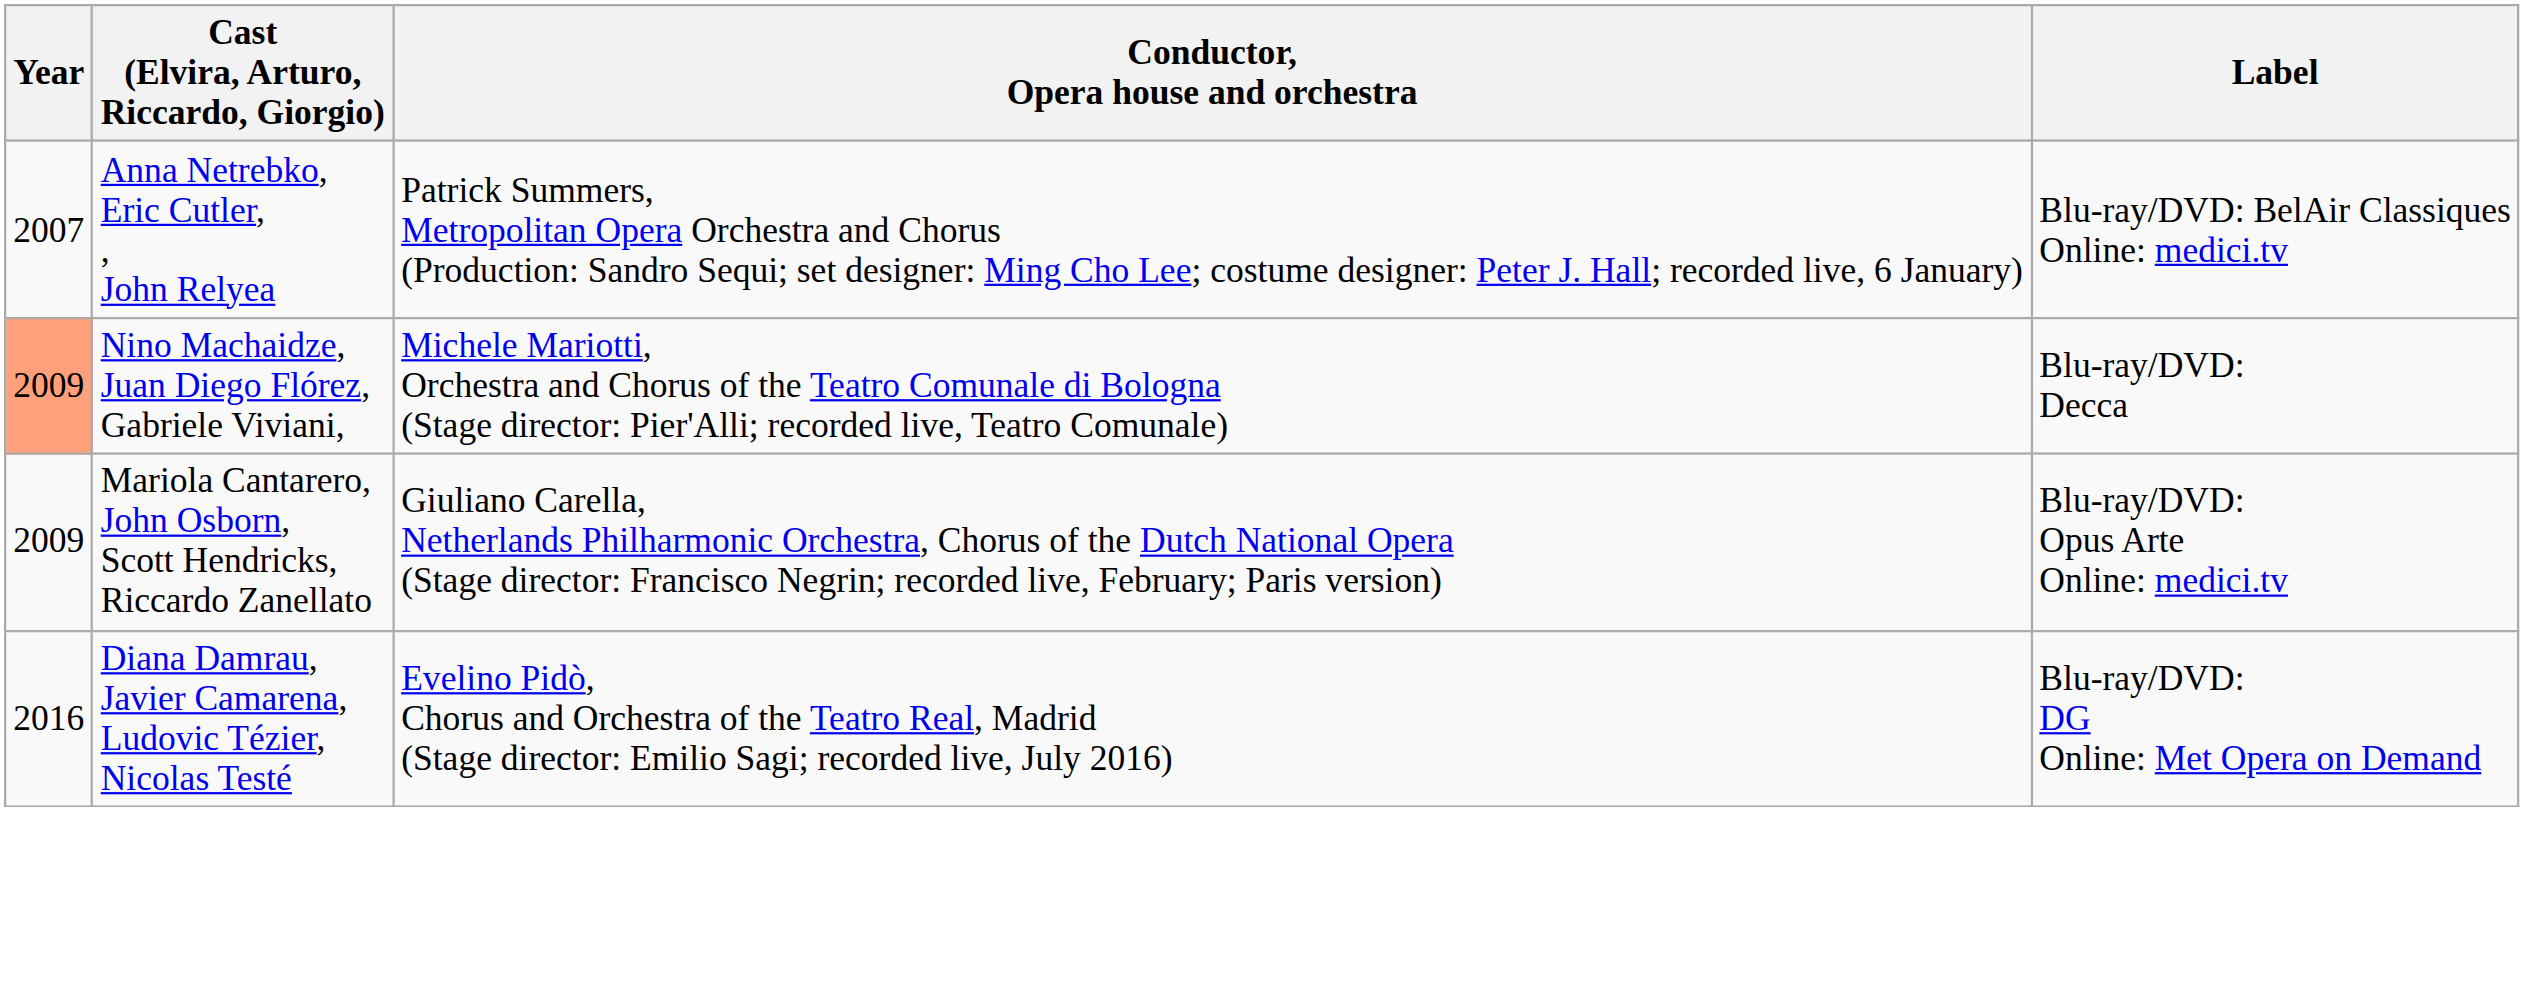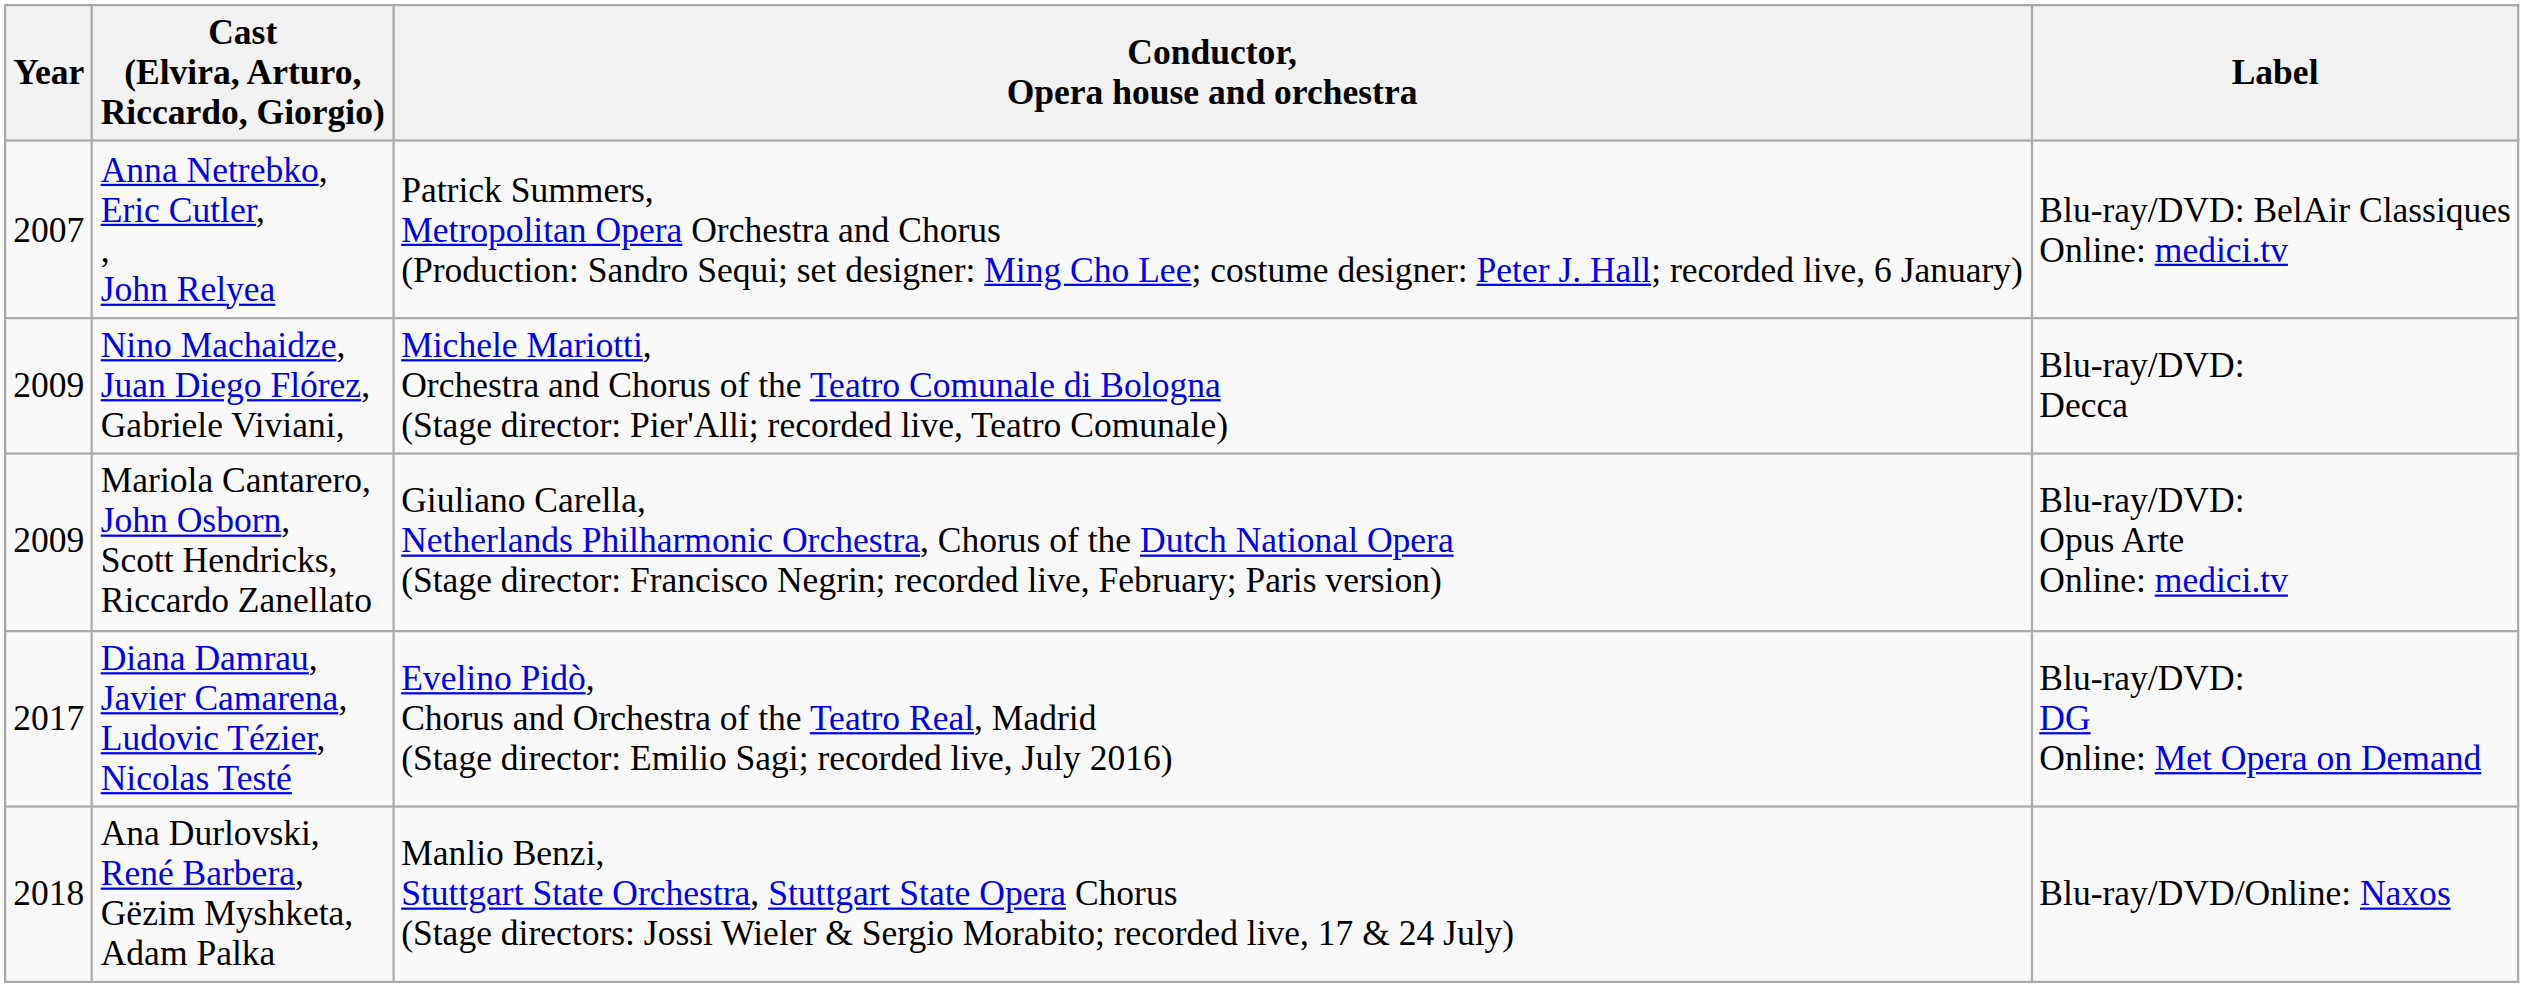(49, 385) lightsalmon background -> (49, 385) no background
(49, 717) 2016 -> (49, 717) 2017
+ row: (227, 893)
